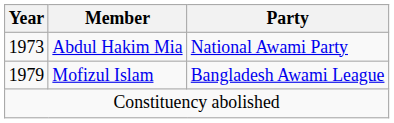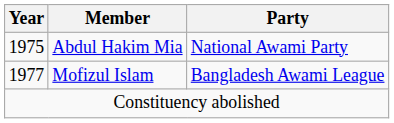(26, 46) 1973 -> (26, 46) 1975
(26, 74) 1979 -> (26, 74) 1977
